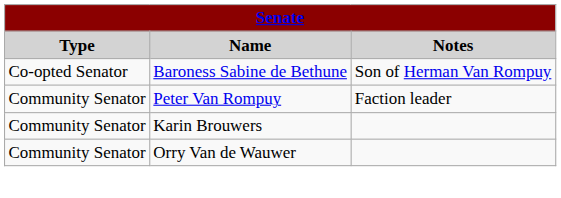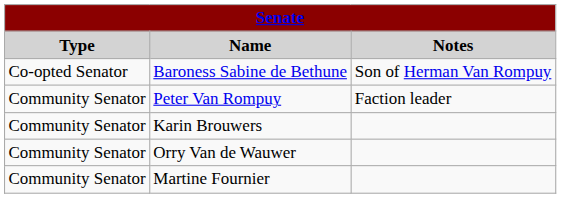+ row: (212, 179)
